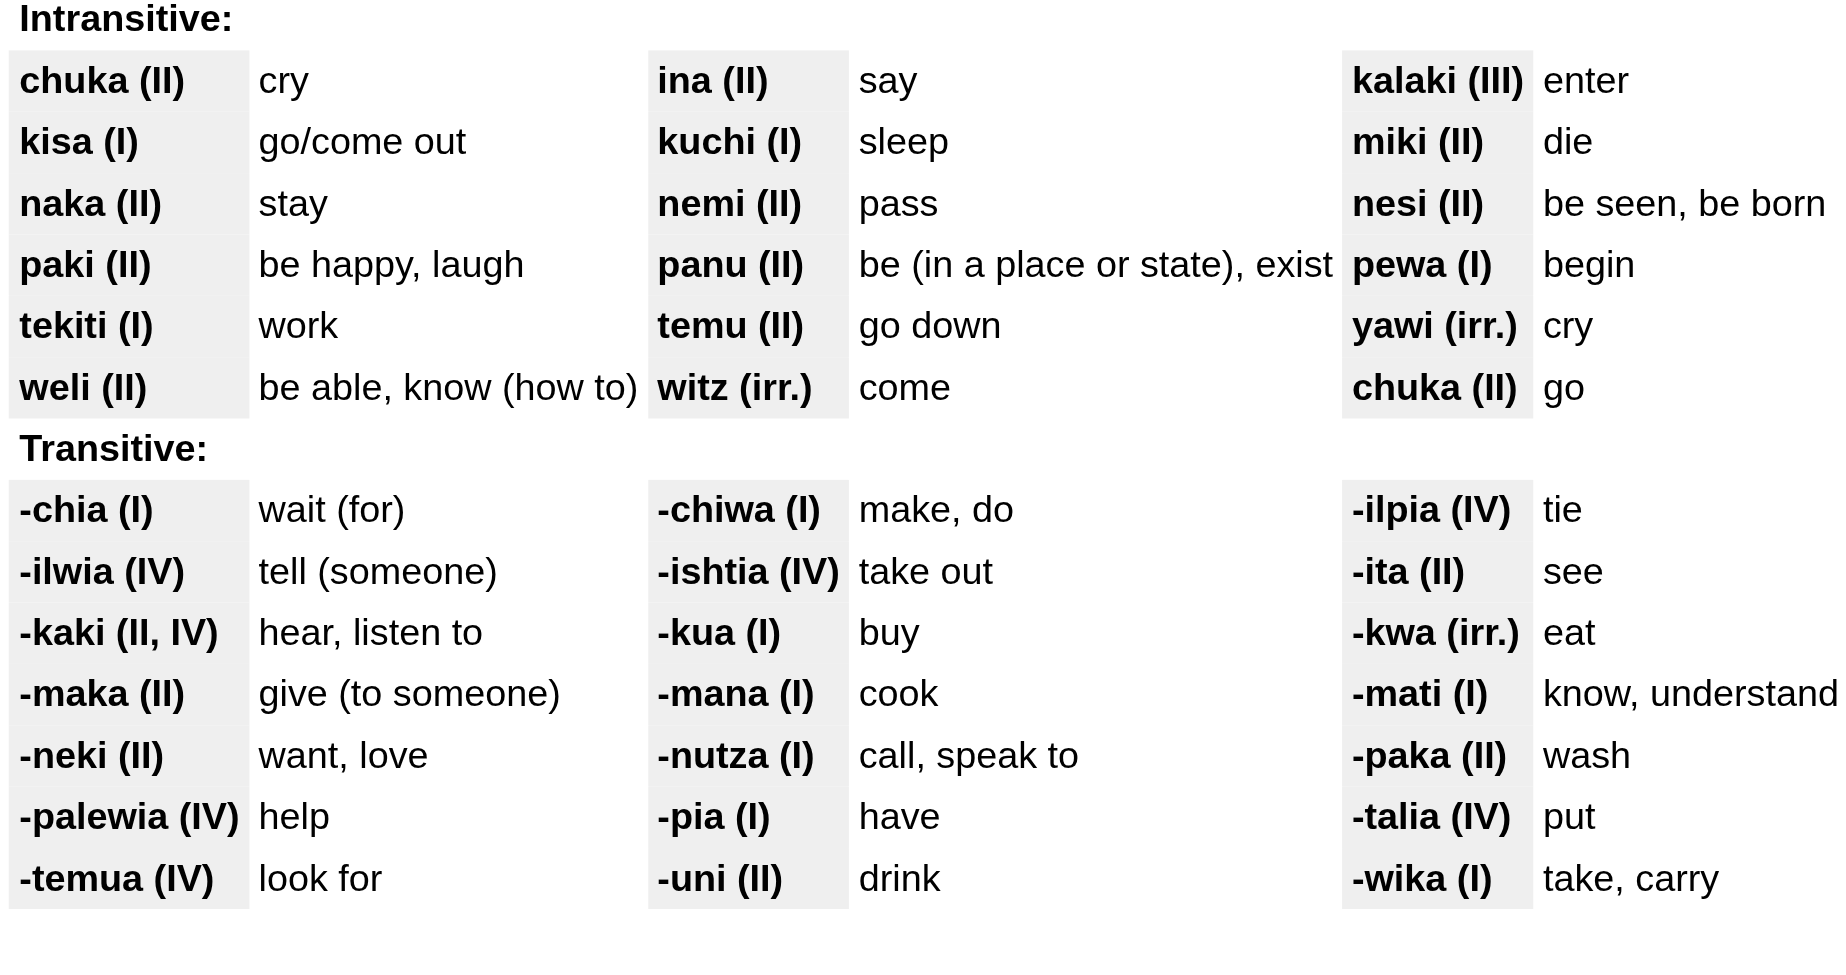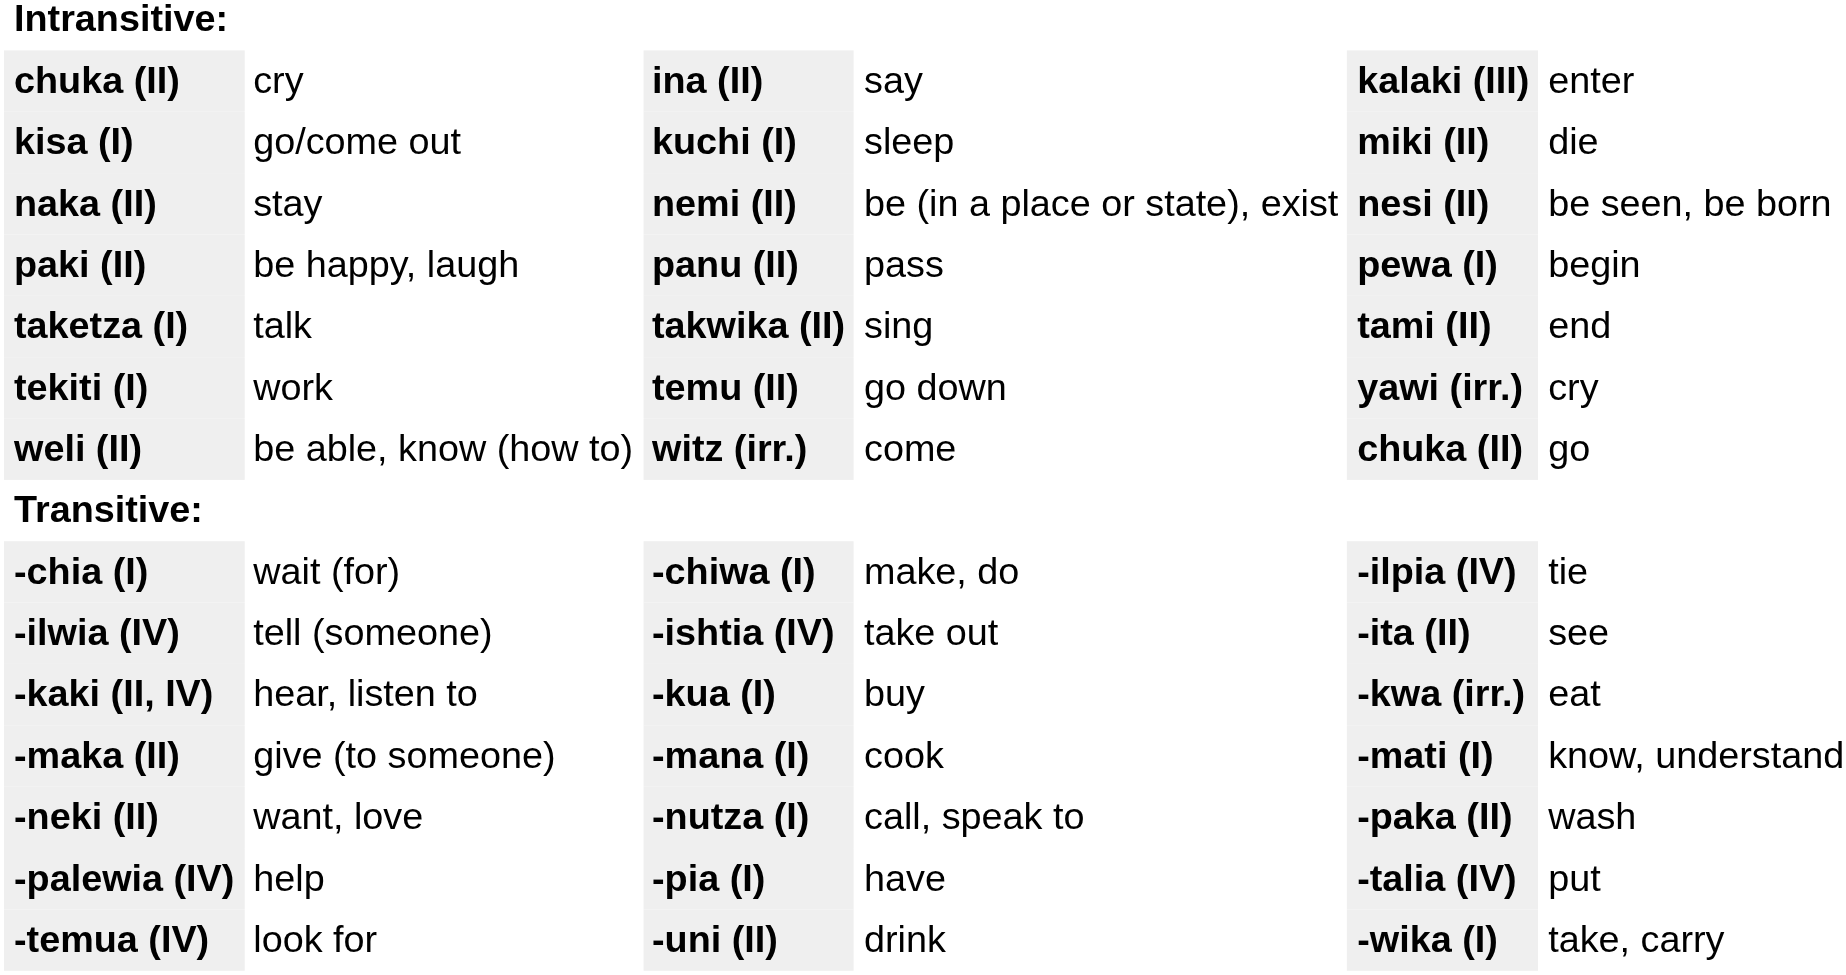(899, 203) pass -> (1101, 203) be (in a place or state), exist
(1096, 264) be (in a place or state), exist -> (904, 264) pass
+ row: (101, 325)
